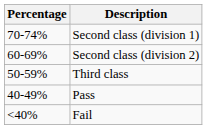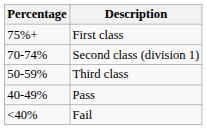+ row: (98, 34)
- row: (136, 54)
